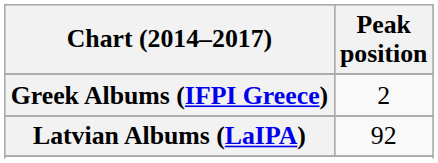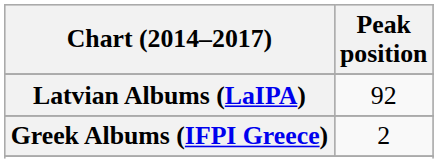rows swapped: (169, 94) <-> (169, 135)
